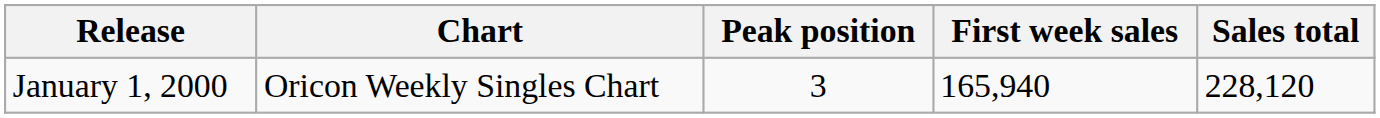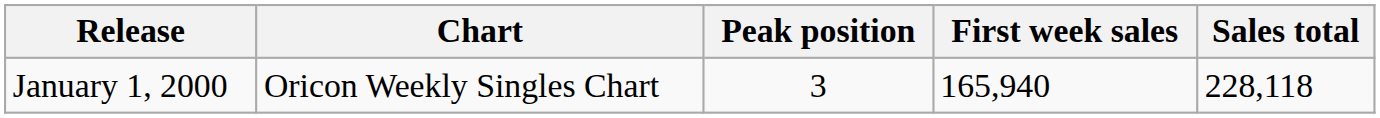(1260, 84) 228,120 -> (1259, 84) 228,118
